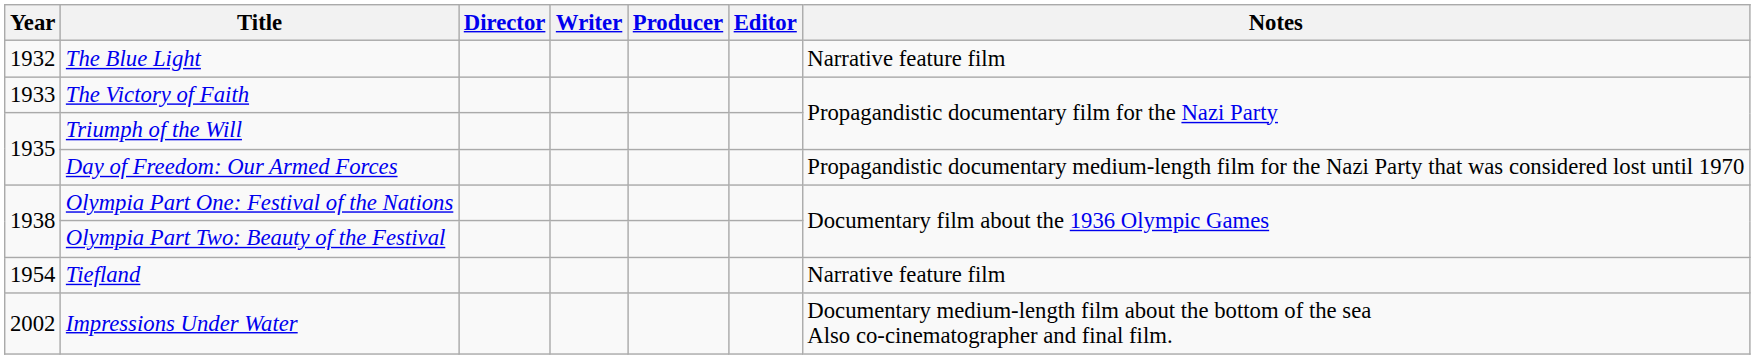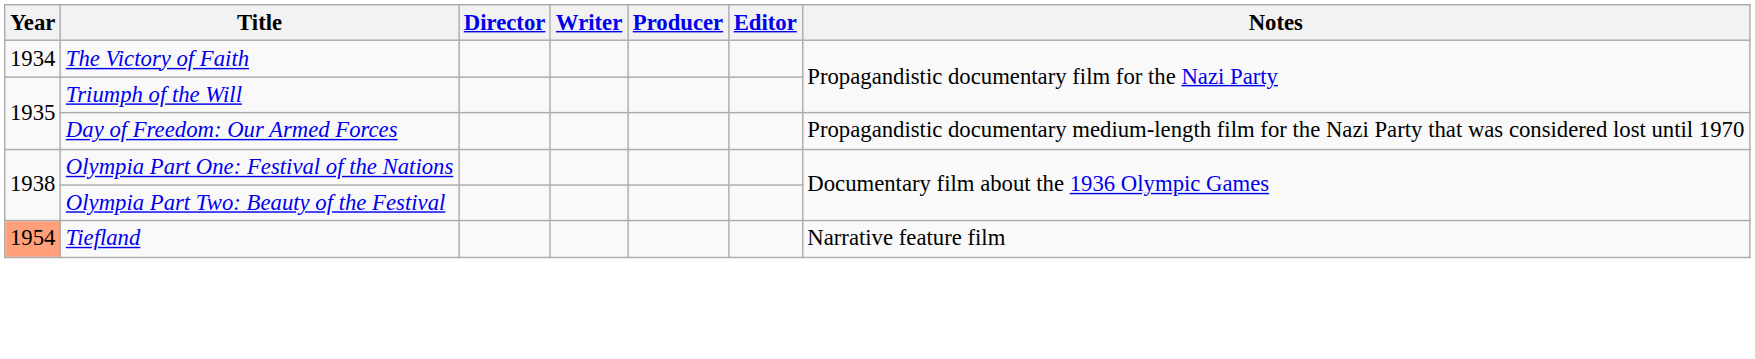- row: (133, 58)
(33, 94) 1933 -> (33, 58) 1934
(33, 274) no background -> (33, 238) lightsalmon background
- row: (182, 323)
